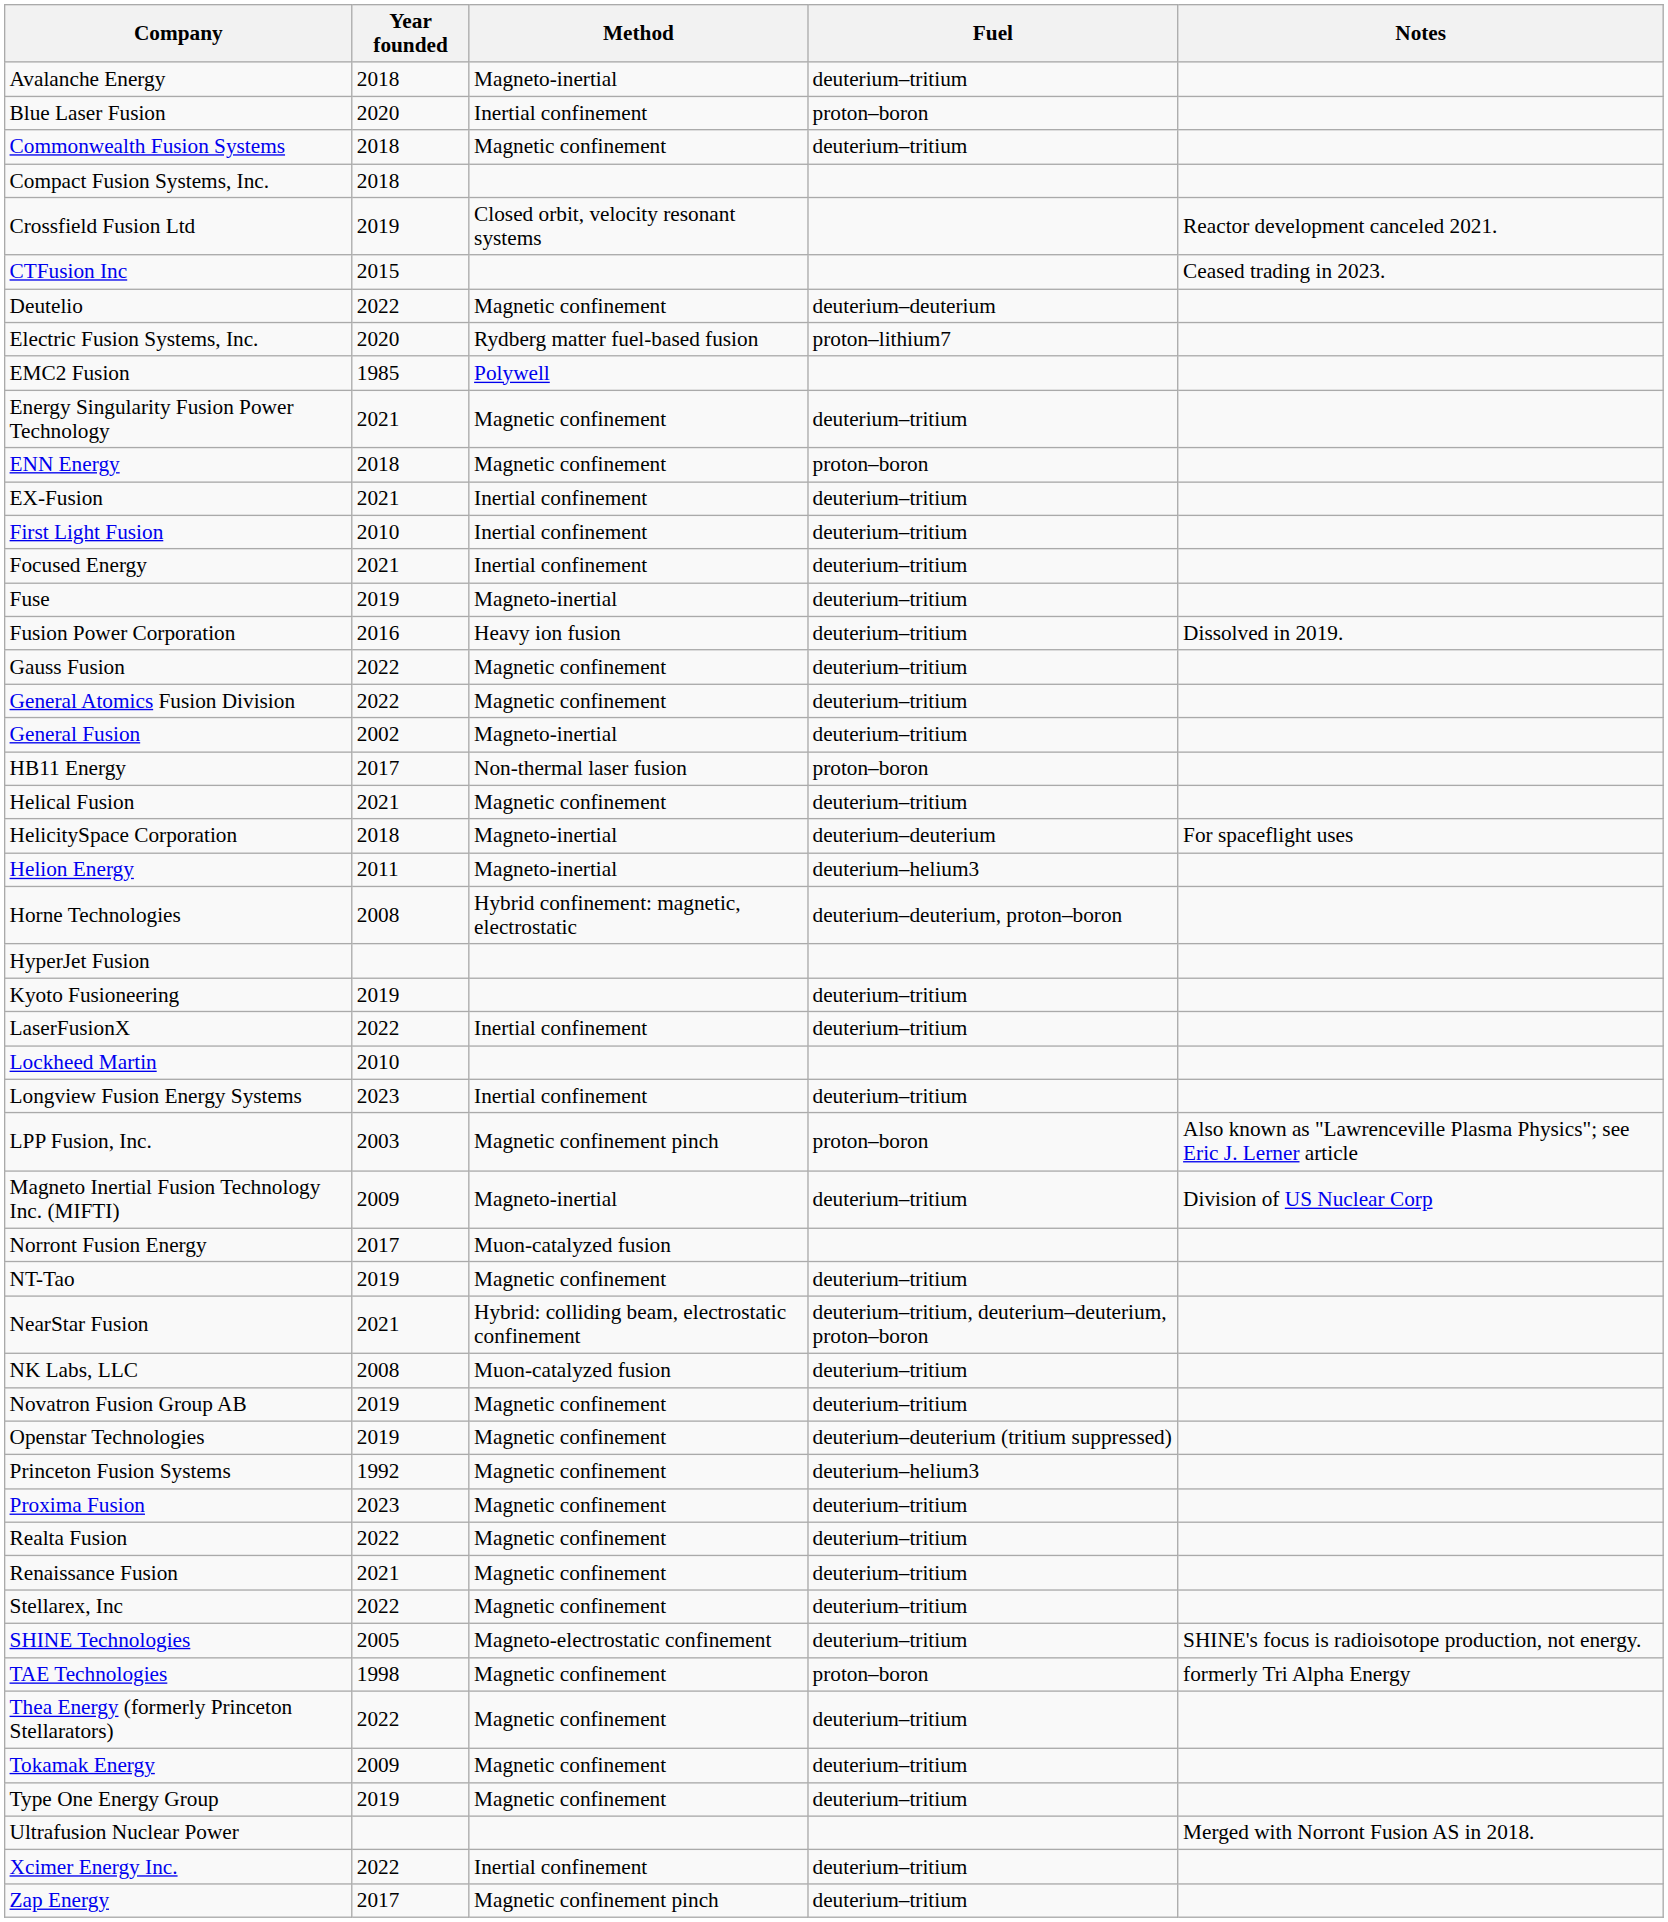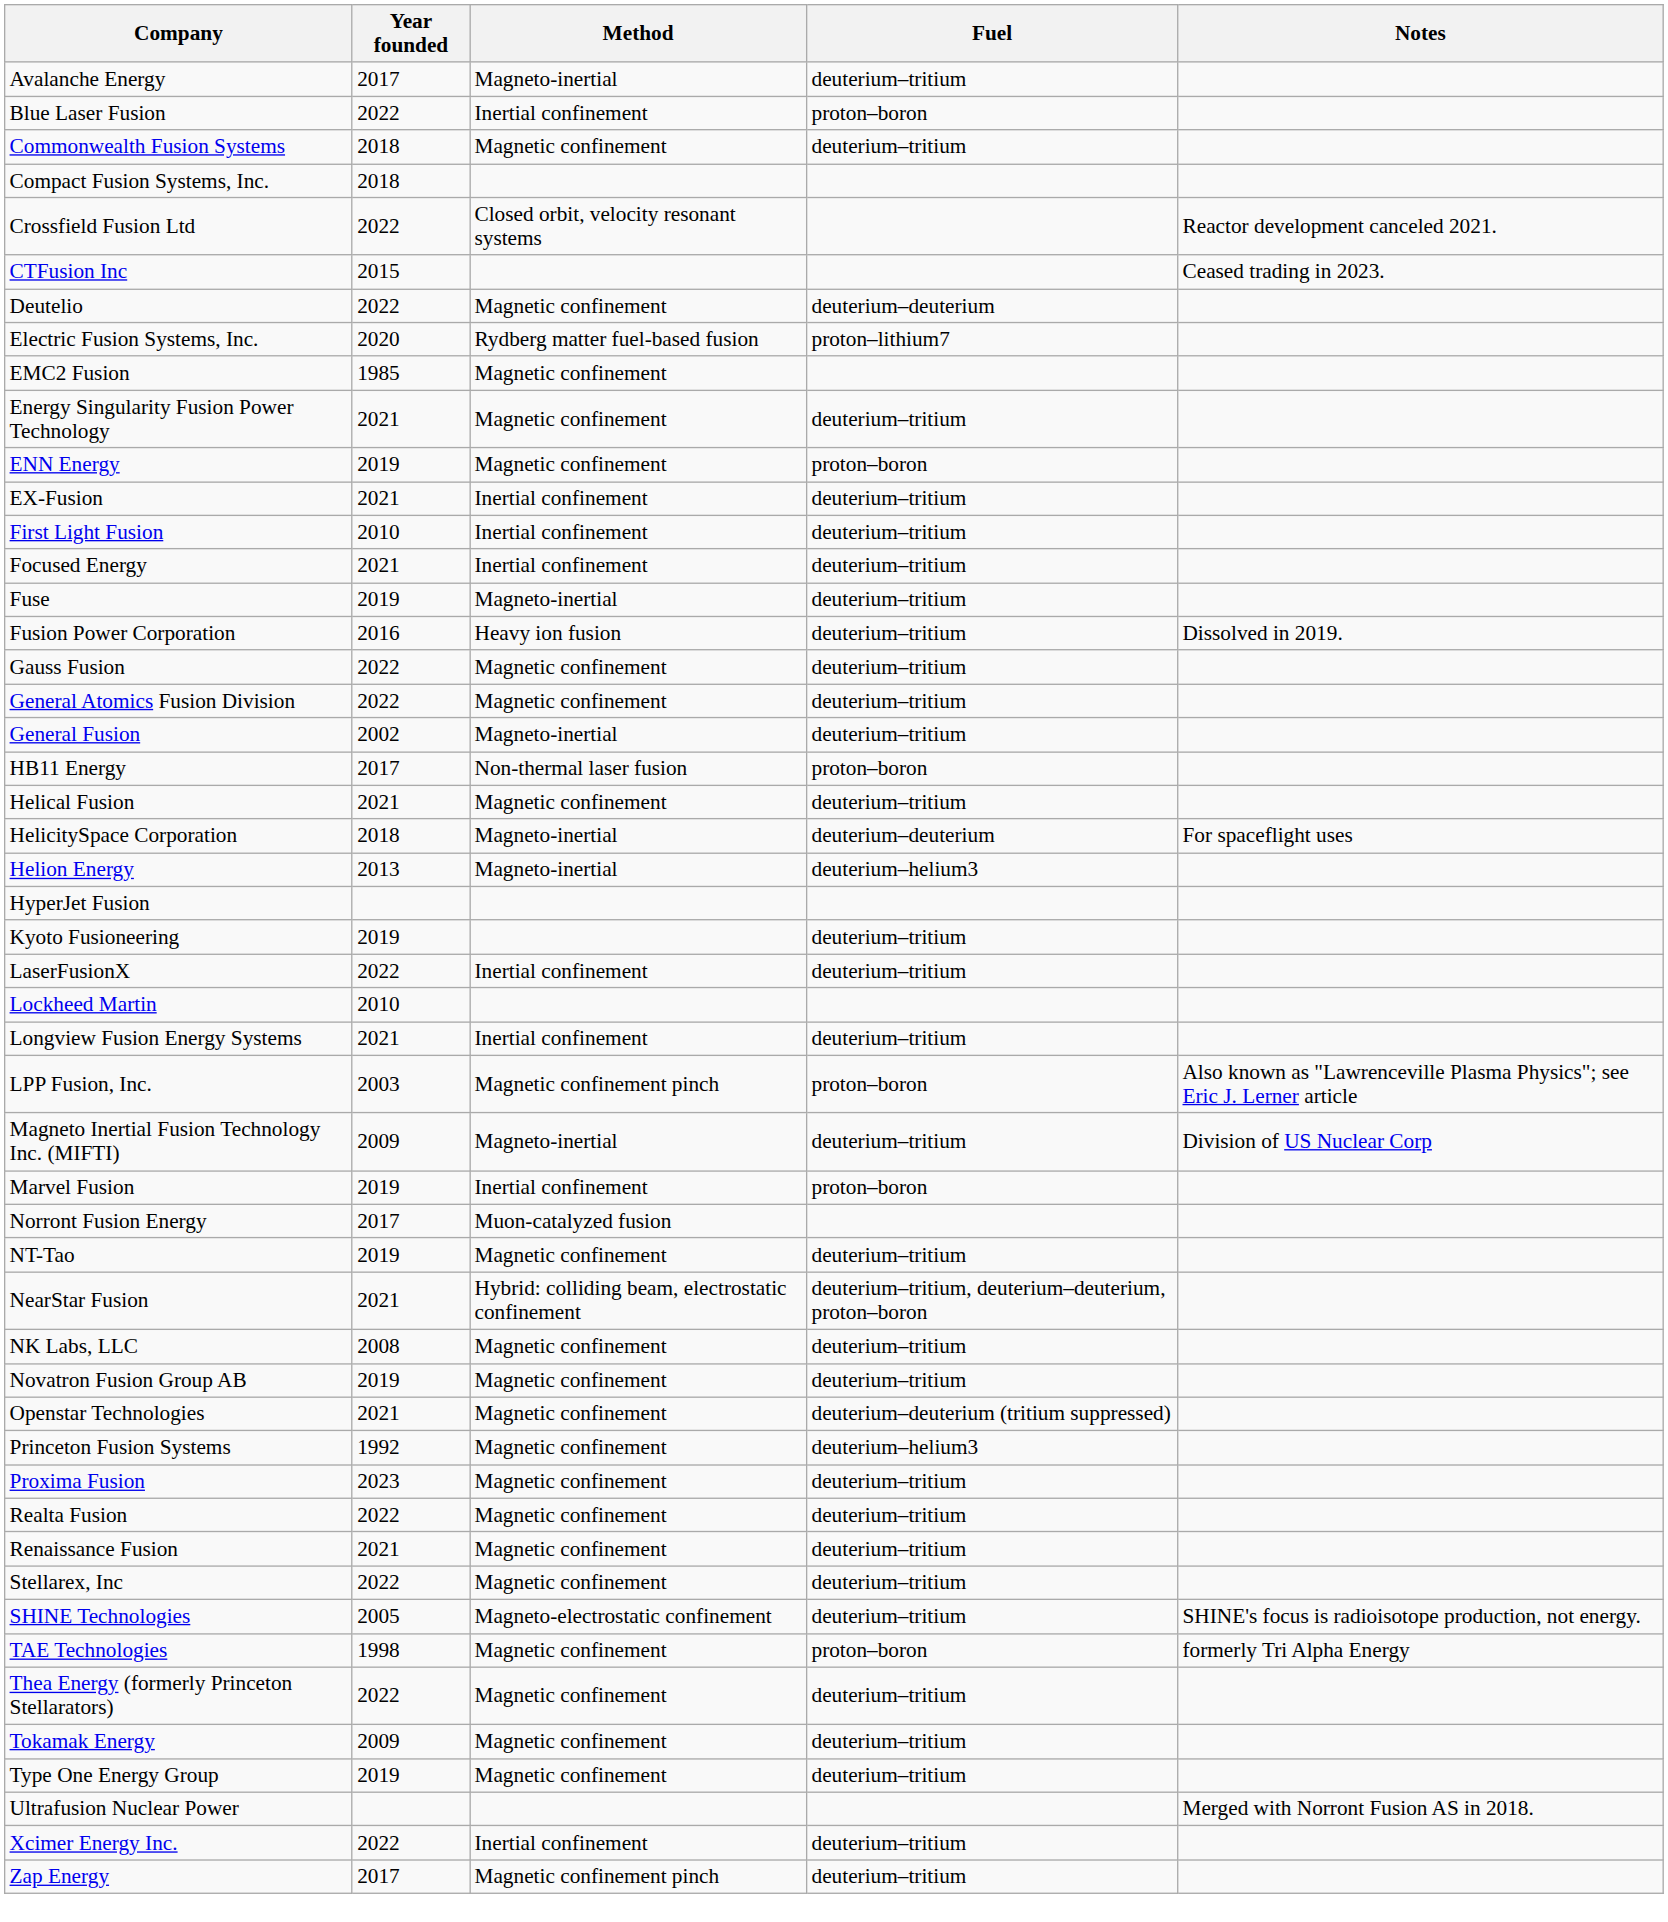(378, 79) 2018 -> (378, 79) 2017
(378, 112) 2020 -> (378, 112) 2022
(378, 226) 2019 -> (378, 226) 2022
(512, 372) Polywell -> (571, 372) Magnetic confinement
(378, 464) 2018 -> (378, 464) 2019
(378, 869) 2011 -> (378, 869) 2013
- row: (95, 915)
(378, 1095) 2023 -> (378, 1038) 2021
+ row: (72, 1187)
(573, 1370) Muon-catalyzed fusion -> (571, 1346) Magnetic confinement
(378, 1437) 2019 -> (378, 1413) 2021
